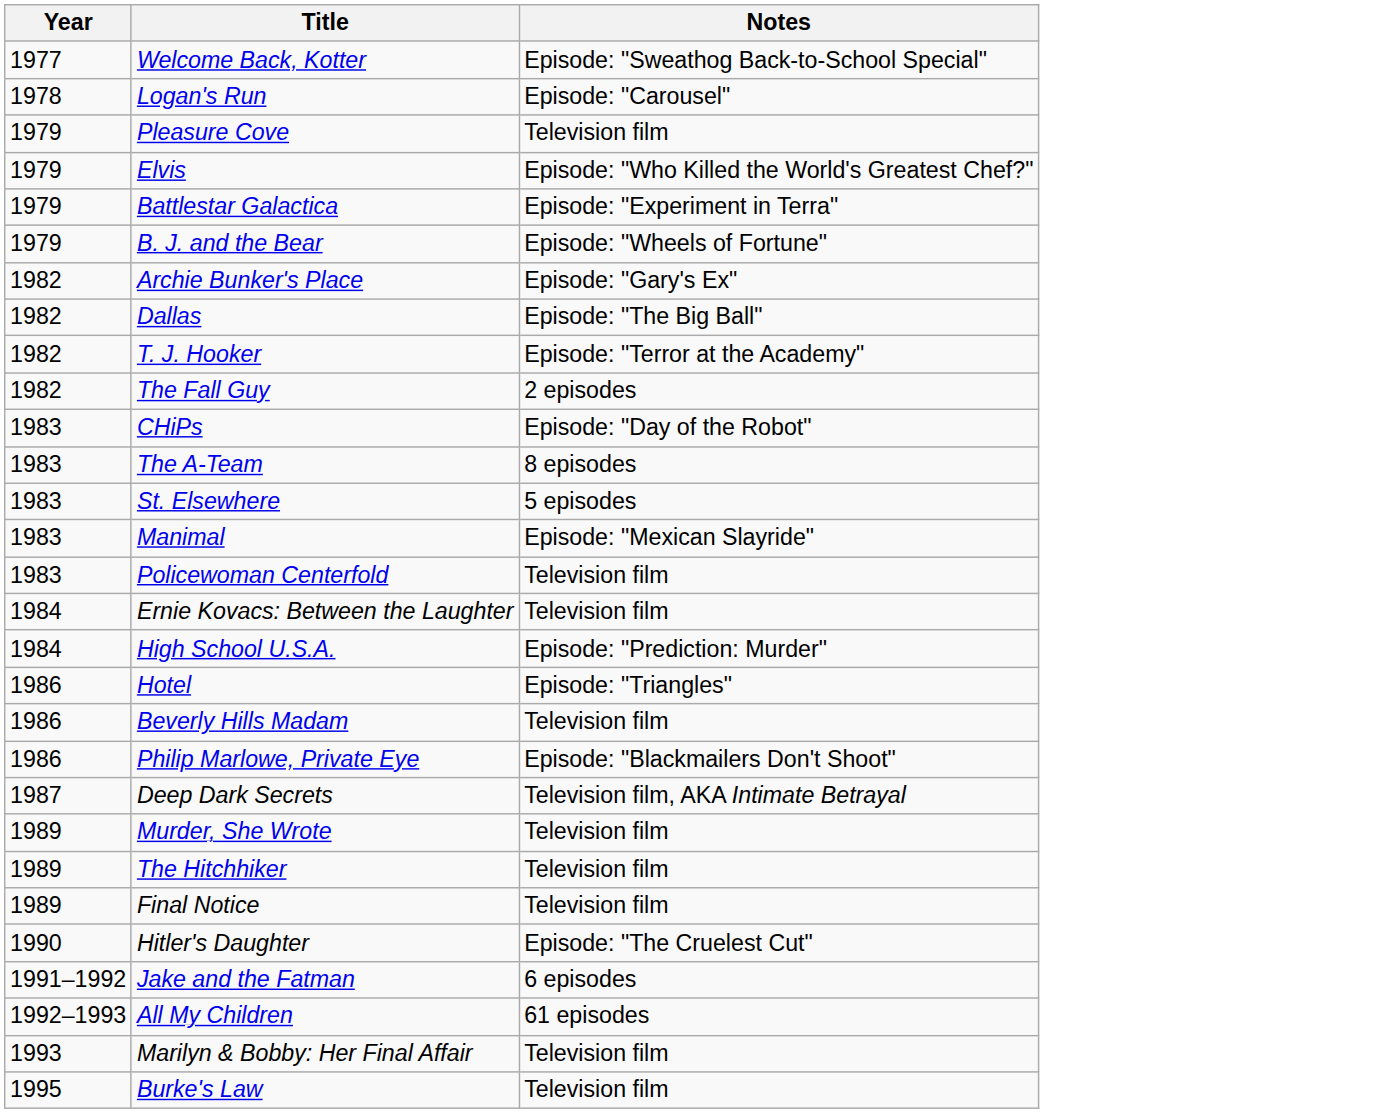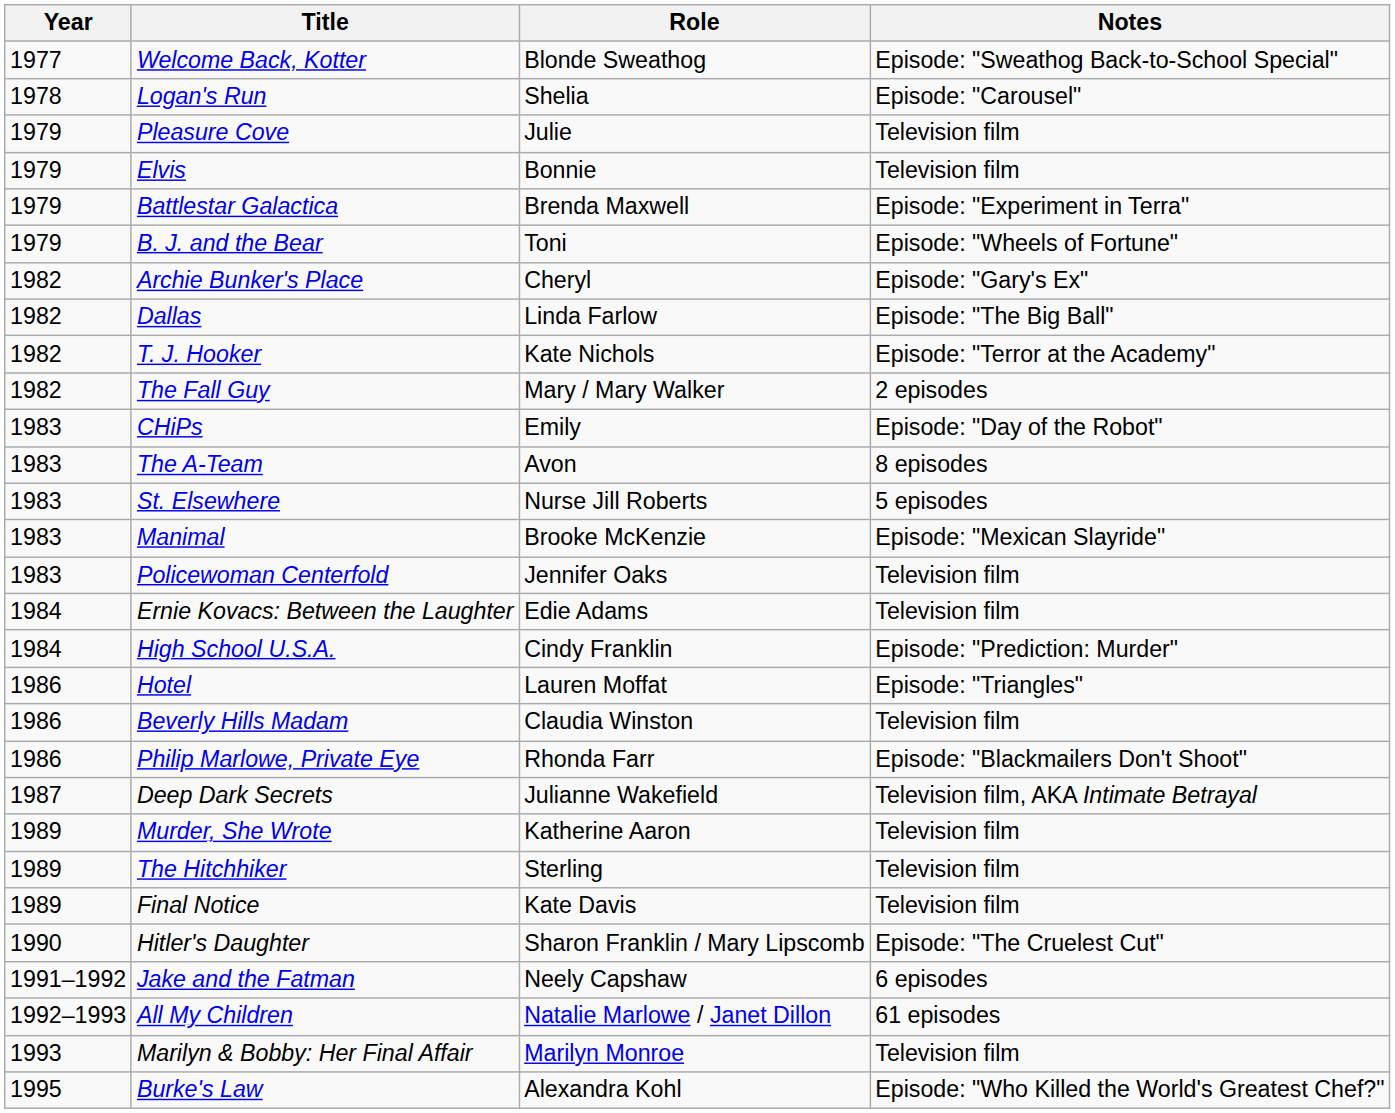+ column: (694, 22)
(779, 170) Episode: "Who Killed the World's Greatest Chef?" -> (947, 170) Television film
(596, 1089) Television film -> (1130, 1089) Episode: "Who Killed the World's Greatest Chef?"
